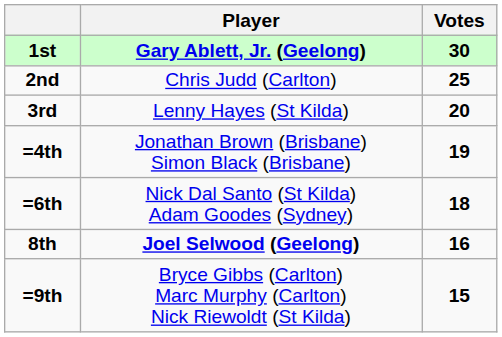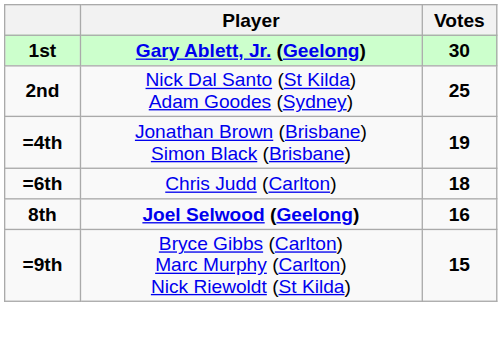(251, 81) Chris Judd (Carlton) -> (251, 91) Nick Dal Santo (St Kilda) Adam Goodes (Sydney)
- row: (42, 111)
(251, 203) Nick Dal Santo (St Kilda) Adam Goodes (Sydney) -> (251, 184) Chris Judd (Carlton)
